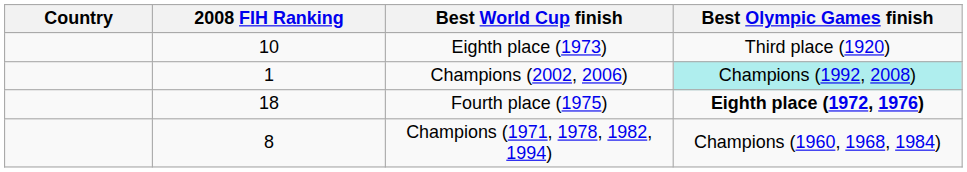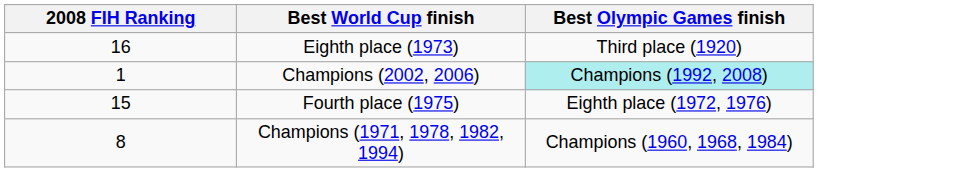- column: (79, 18)
(269, 47) 10 -> (121, 47) 16
(269, 103) 18 -> (121, 103) 15
(817, 103) bold -> (669, 103) normal
